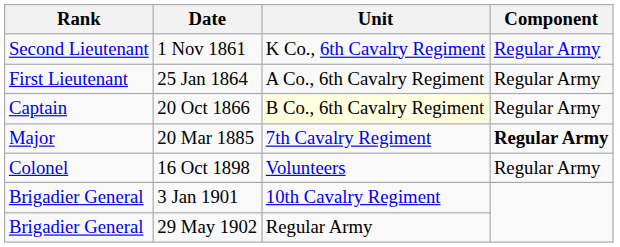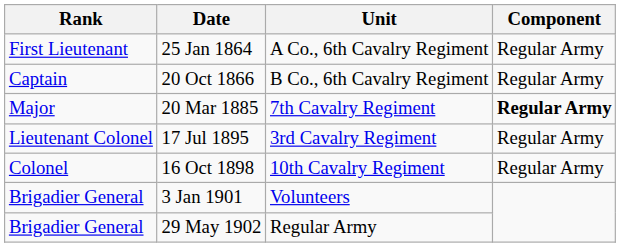- row: (202, 49)
(375, 108) lightyellow background -> (379, 78) no background
+ row: (205, 138)
(306, 167) Volunteers -> (357, 167) 10th Cavalry Regiment
(353, 197) 10th Cavalry Regiment -> (310, 197) Volunteers
